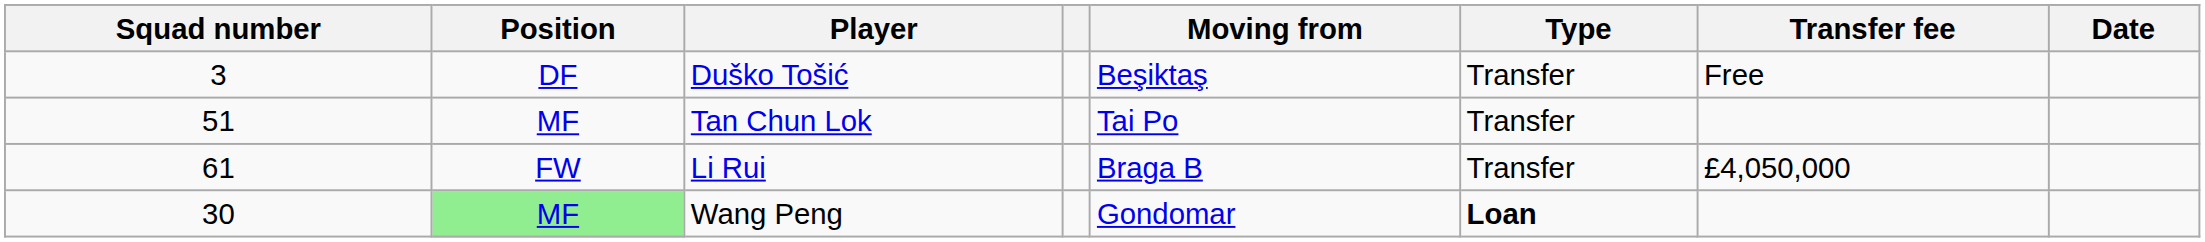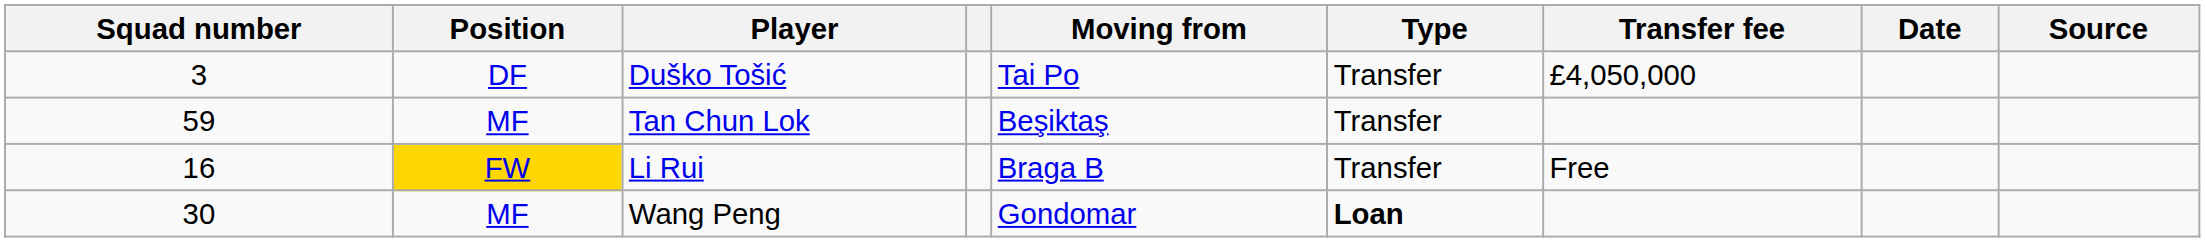+ column: (2098, 28)
(1152, 75) Beşiktaş -> (1039, 75) Tai Po
(1734, 75) Free -> (1623, 75) £4,050,000
(218, 121) 51 -> (199, 121) 59
(1138, 121) Tai Po -> (1053, 121) Beşiktaş
(218, 168) 61 -> (199, 168) 16
(558, 168) no background -> (507, 168) gold background
(1777, 168) £4,050,000 -> (1580, 168) Free
(558, 214) lightgreen background -> (507, 214) no background
